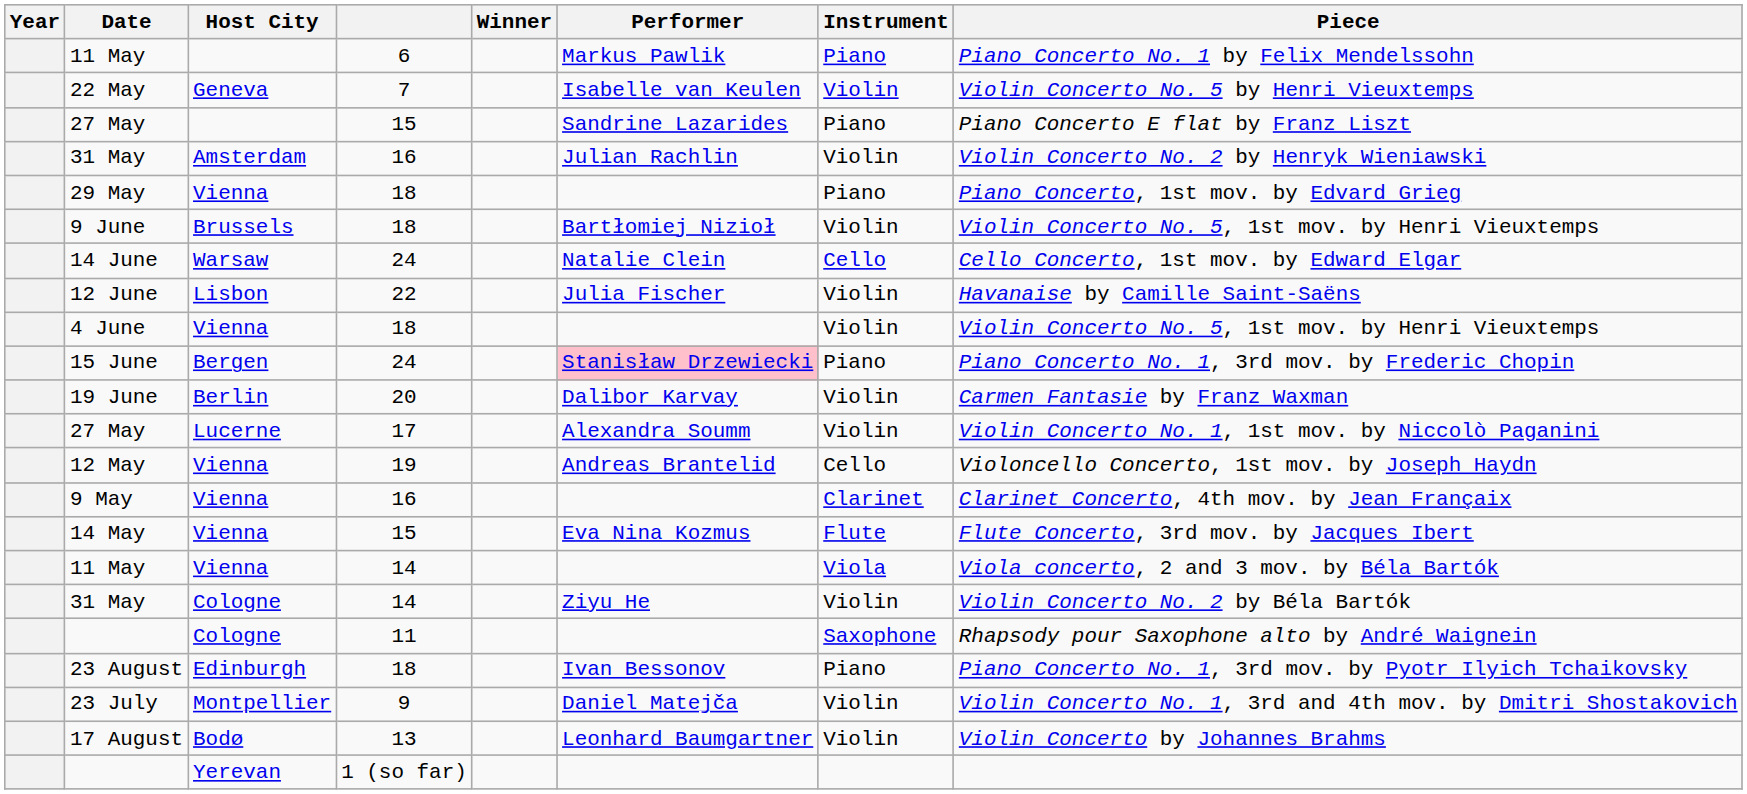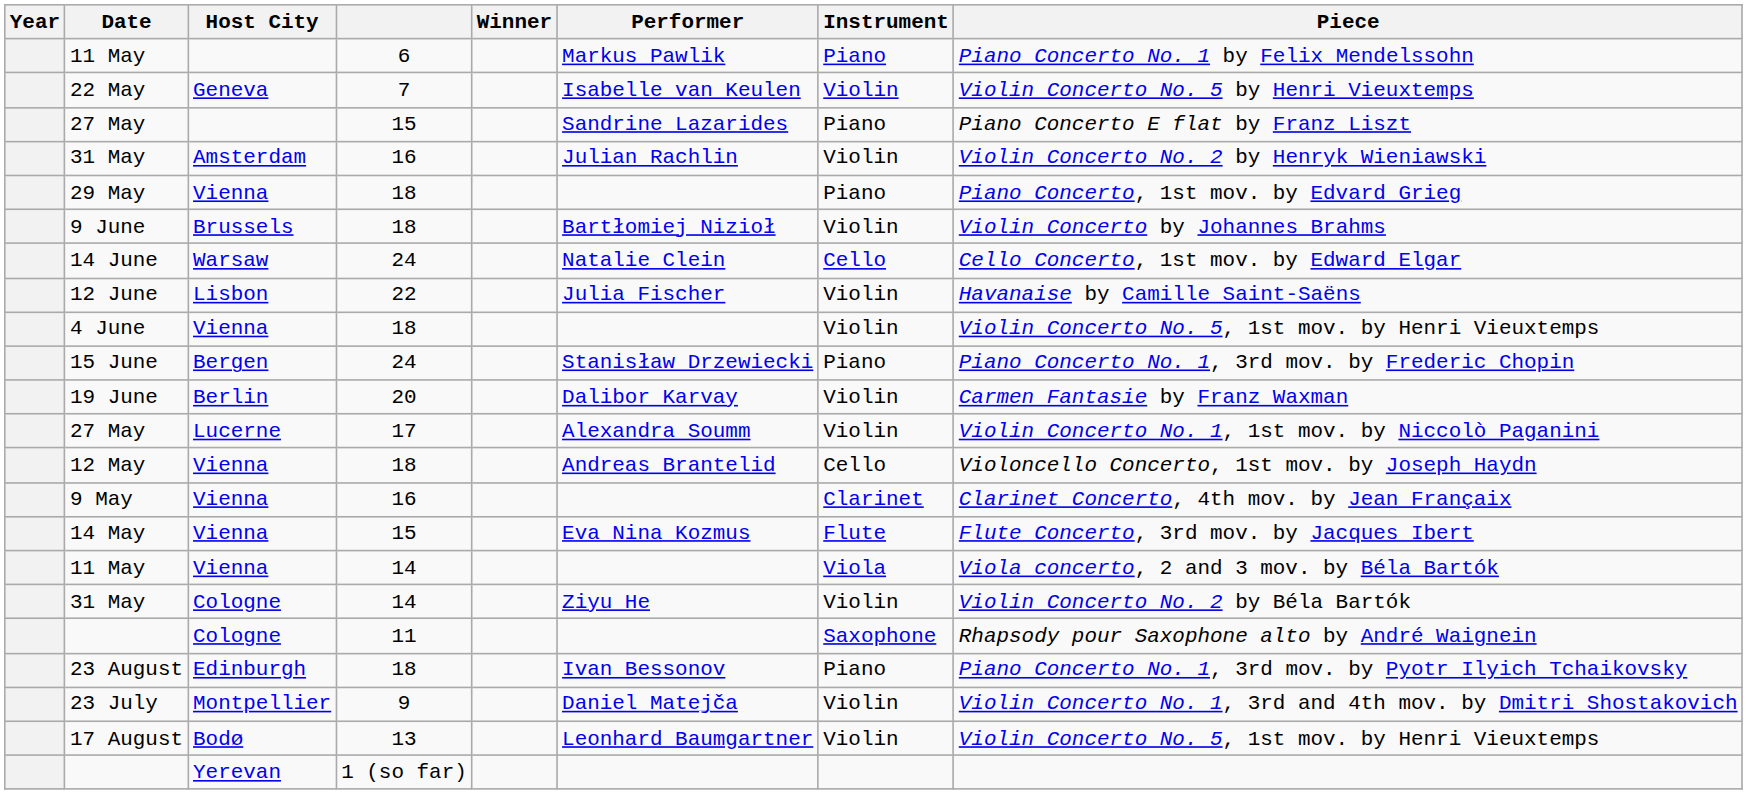(1279, 227) Violin Concerto No. 5, 1st mov. by Henri Vieuxtemps -> (1172, 227) Violin Concerto by Johannes Brahms
(688, 363) pink background -> (688, 363) no background
(404, 465) 19 -> (404, 465) 18
(1172, 738) Violin Concerto by Johannes Brahms -> (1279, 738) Violin Concerto No. 5, 1st mov. by Henri Vieuxtemps
